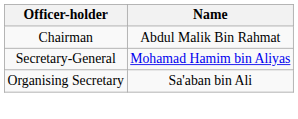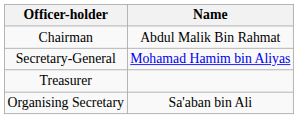+ row: (66, 80)
